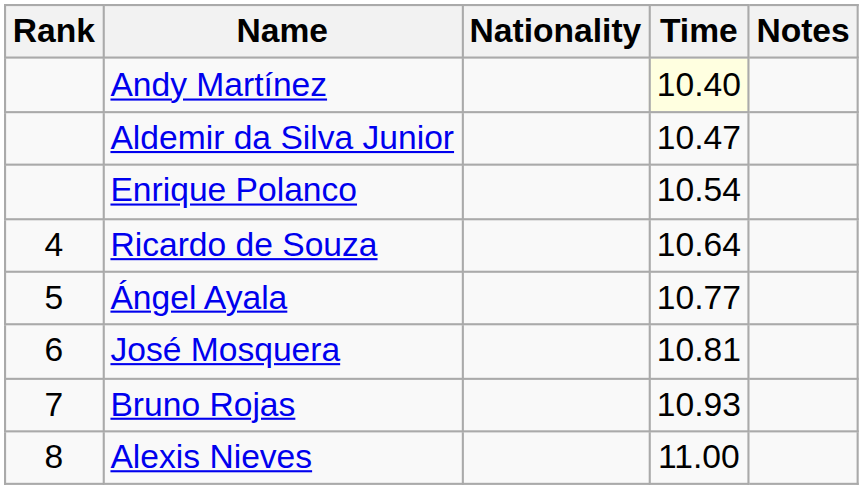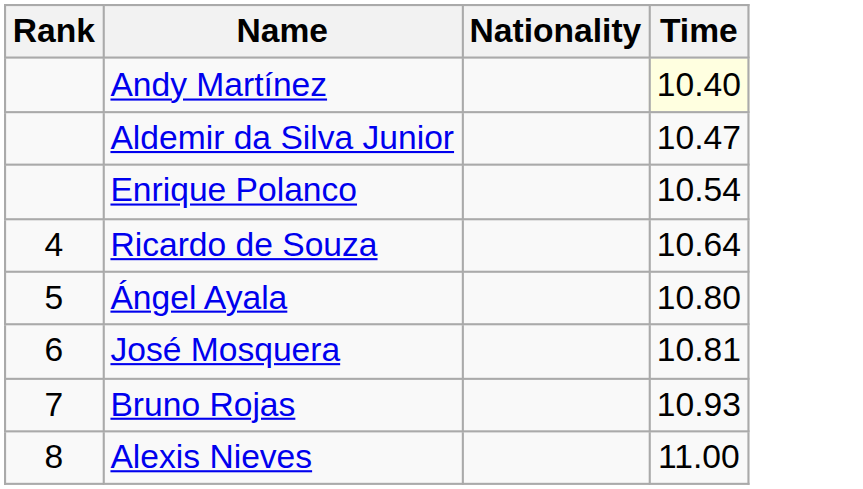- column: (803, 31)
(699, 297) 10.77 -> (699, 297) 10.80
